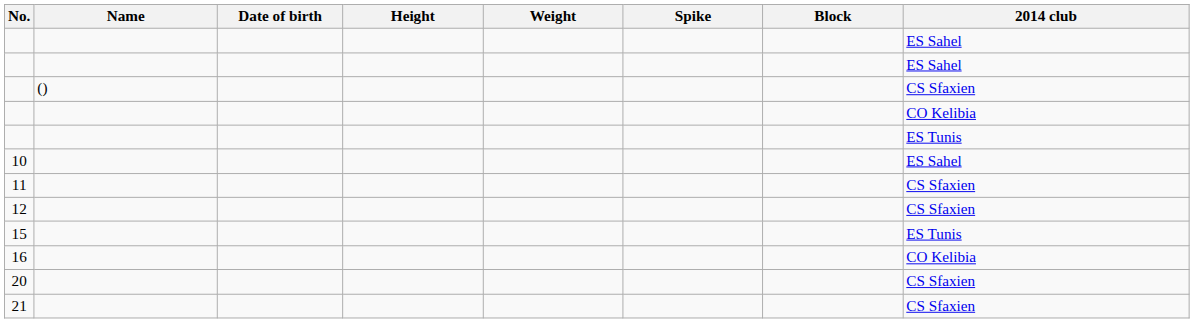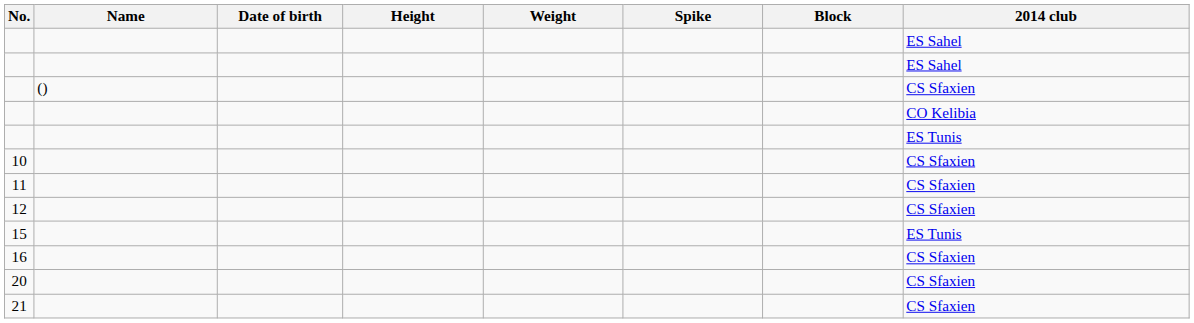(934, 161) ES Sahel -> (941, 161) CS Sfaxien
(941, 257) CO Kelibia -> (941, 257) CS Sfaxien
